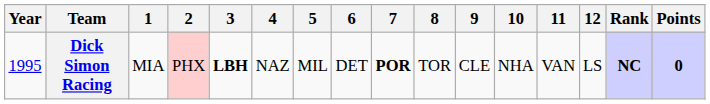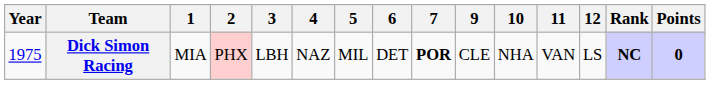- column: (435, 18)
(25, 65) 1995 -> (25, 55) 1975
(230, 65) bold -> (272, 55) normal
